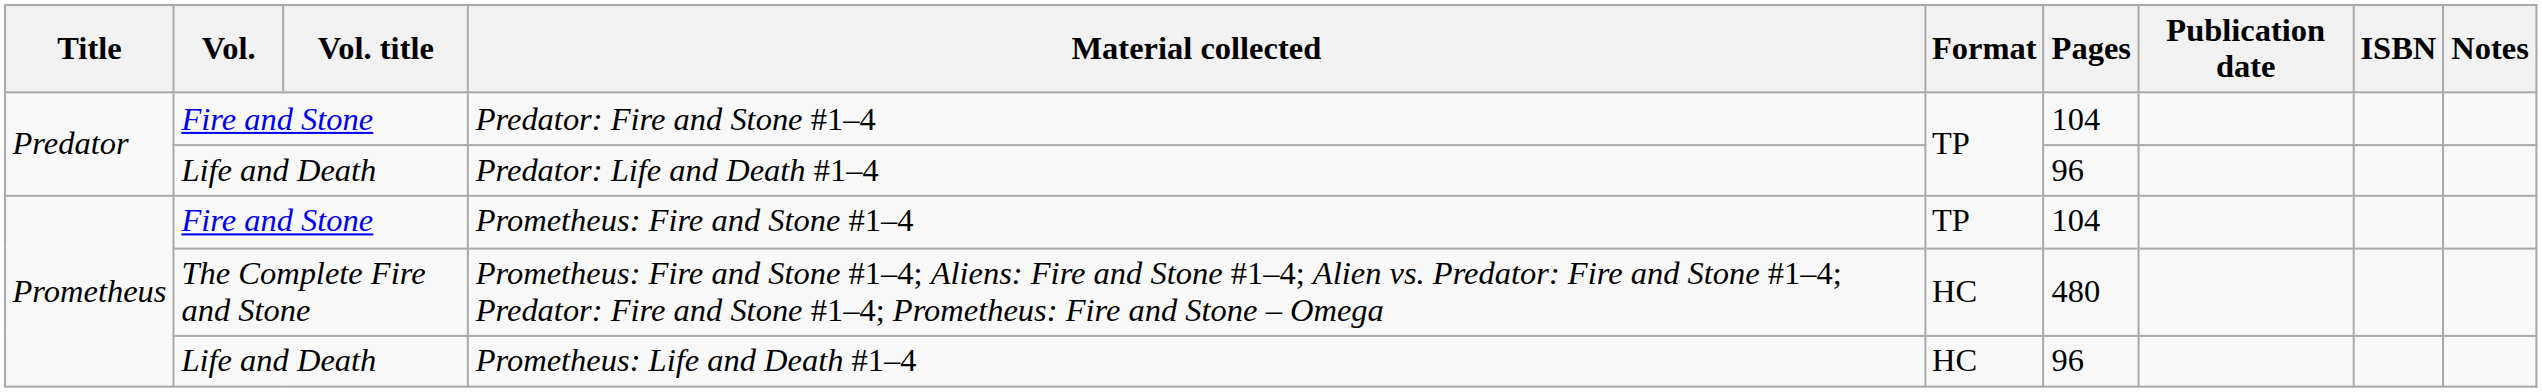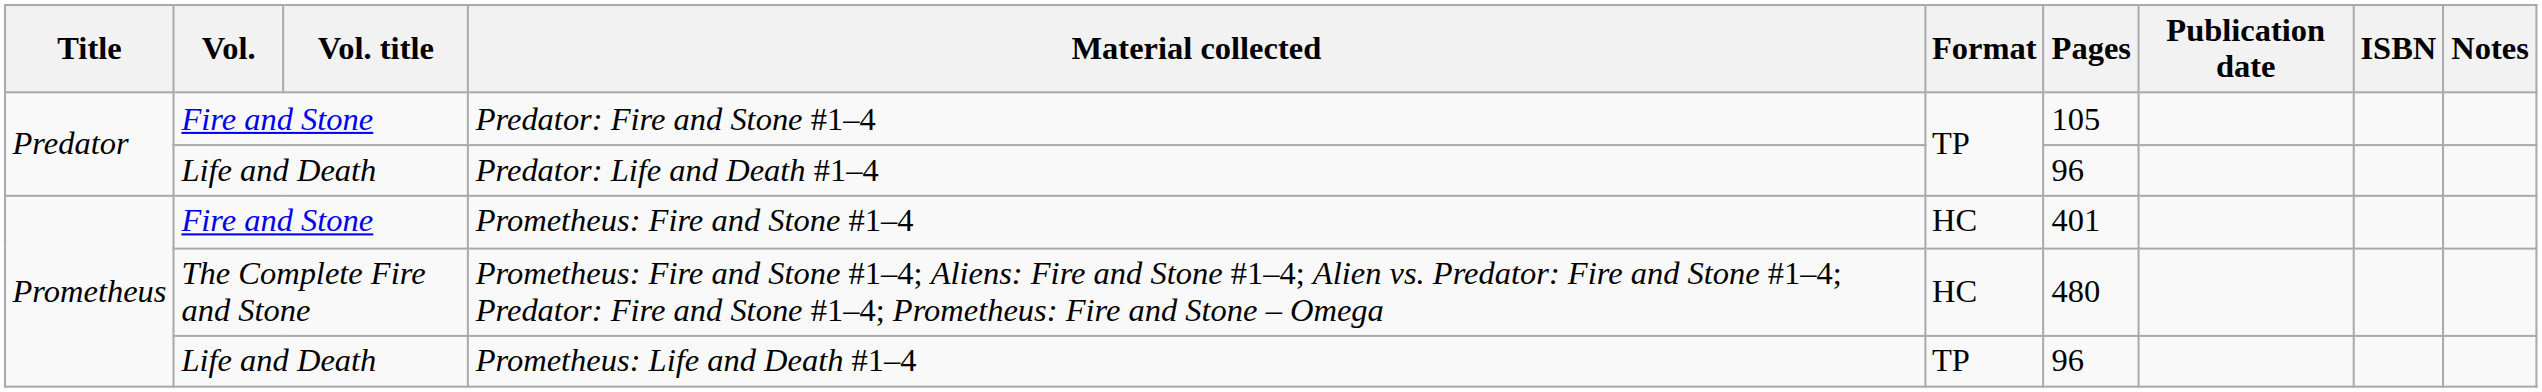(2076, 118) 104 -> (2076, 118) 105
(1951, 221) TP -> (1955, 221) HC
(2076, 221) 104 -> (2076, 221) 401
(1955, 360) HC -> (1951, 360) TP
